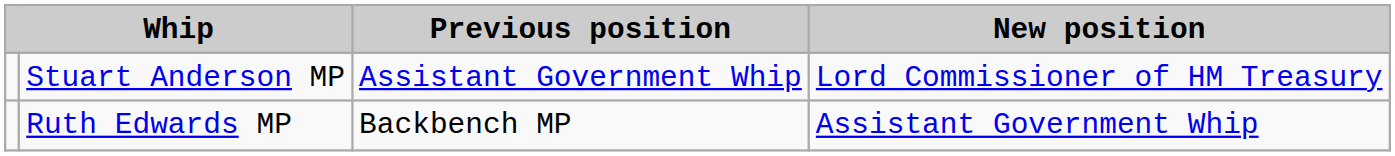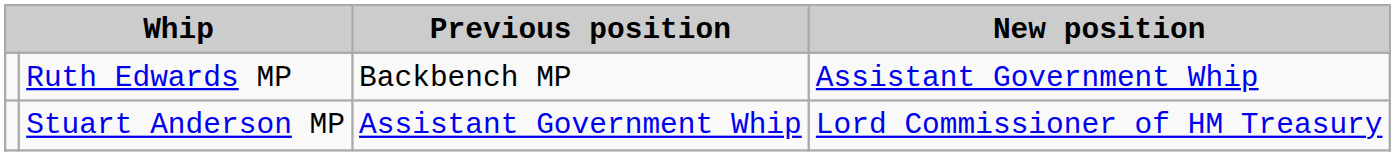rows swapped: (186, 77) <-> (159, 125)
